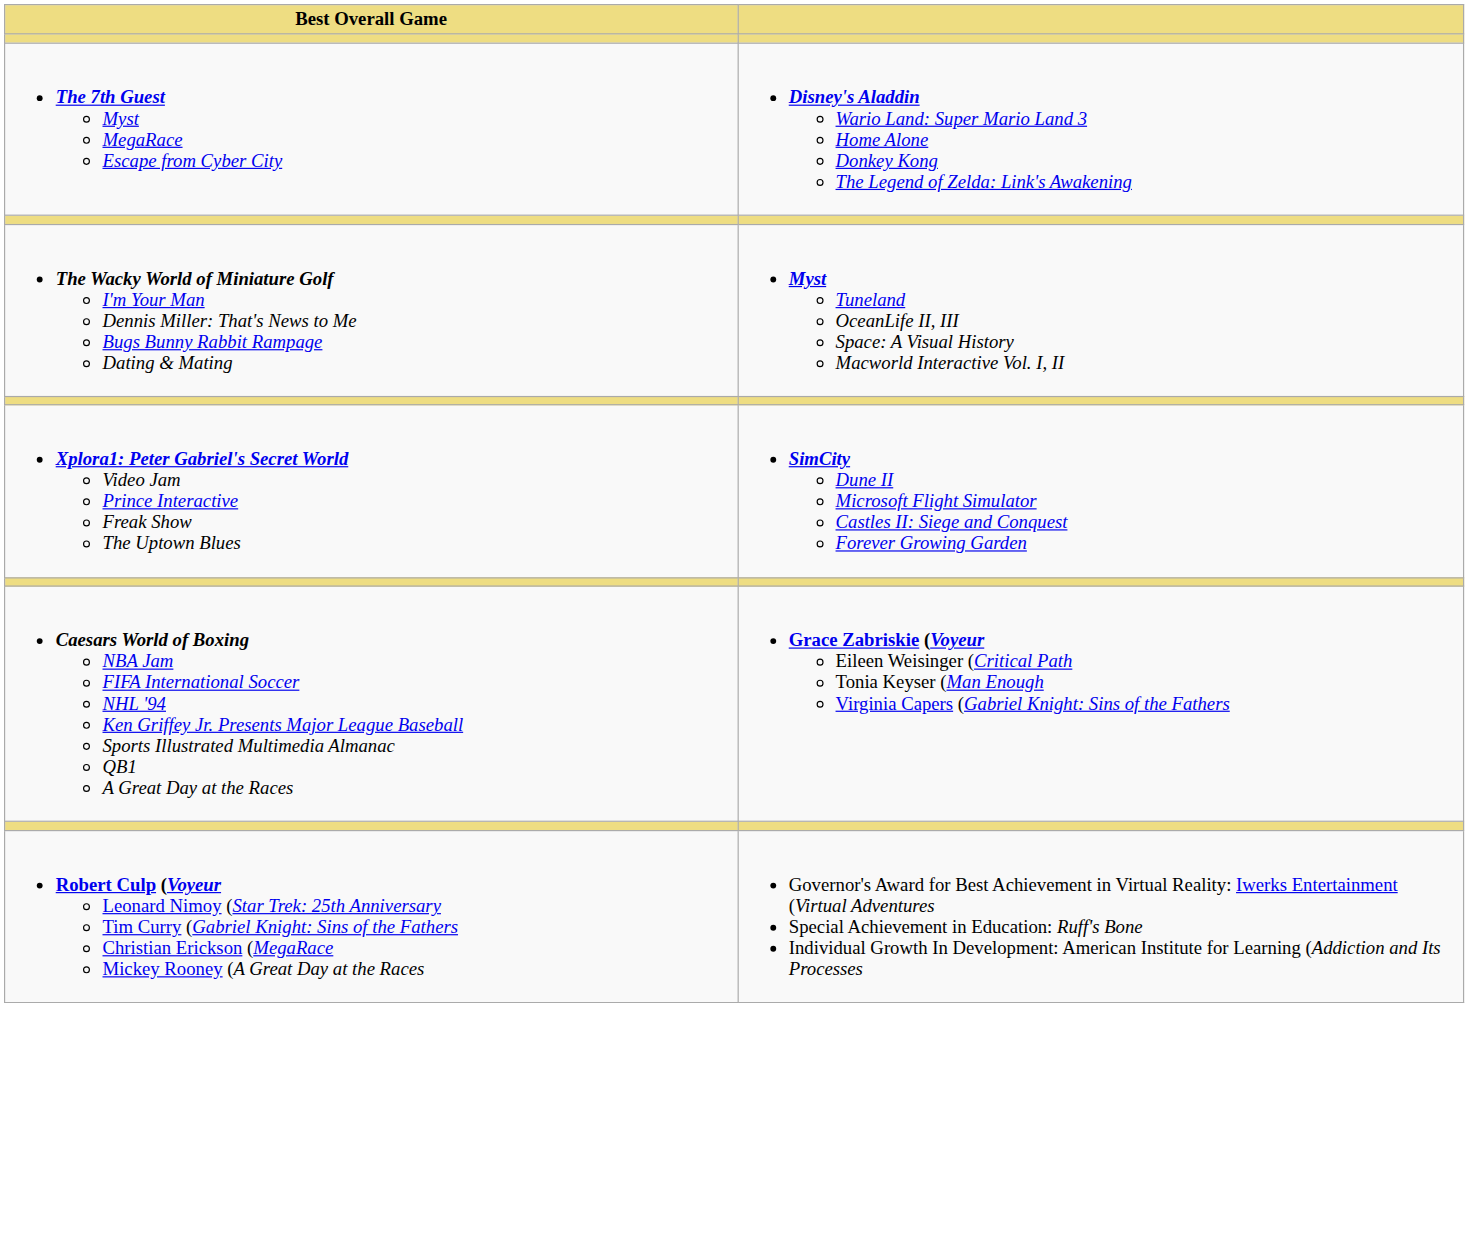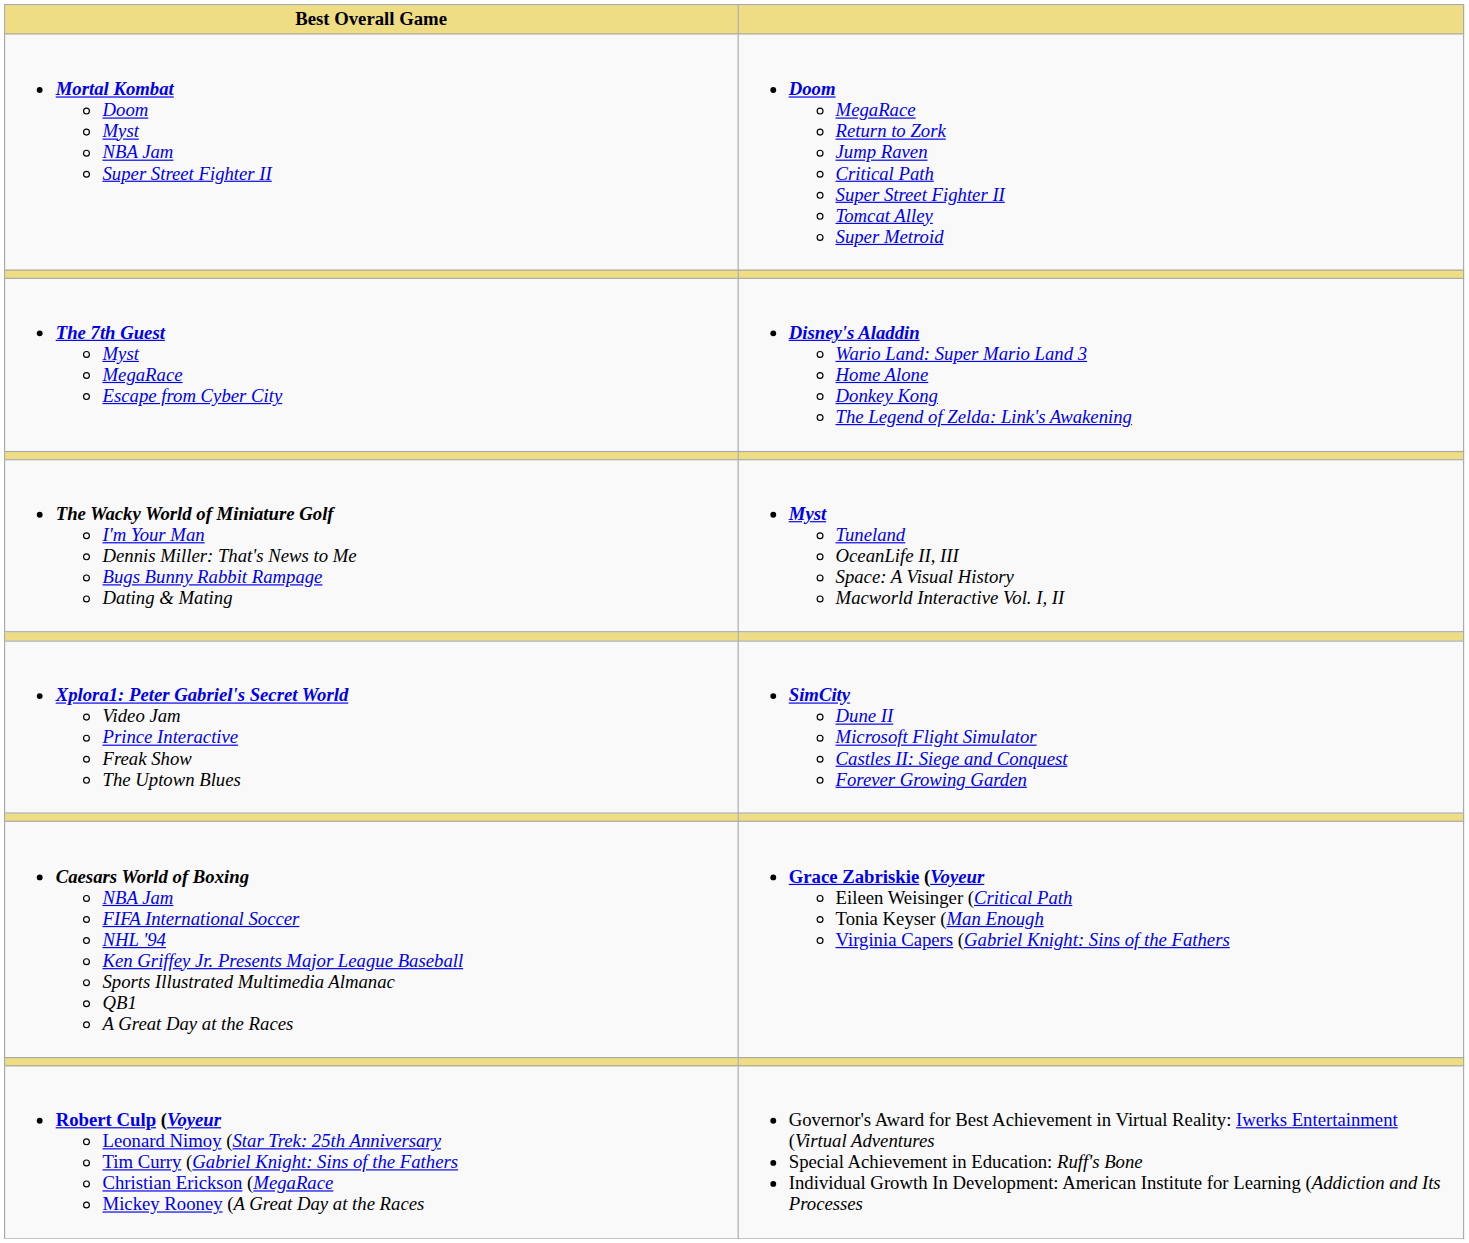+ row: (371, 131)
